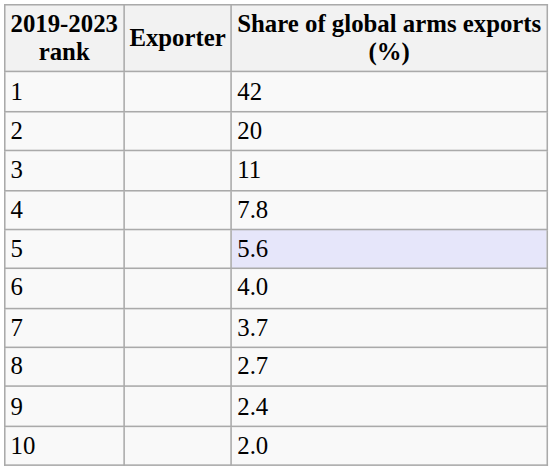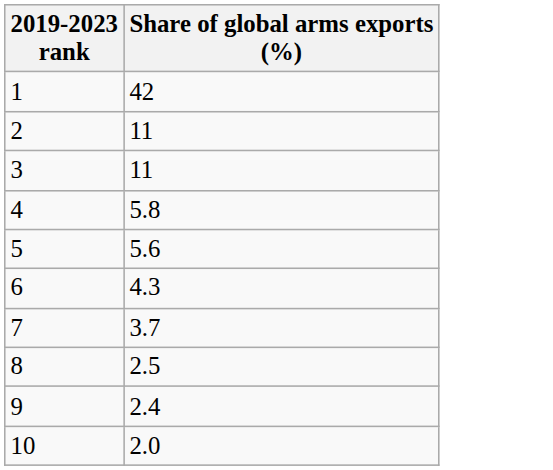- column: (178, 38)
(250, 130) 20 -> (141, 130) 11
(253, 209) 7.8 -> (145, 209) 5.8
(253, 248) lavender background -> (145, 248) no background
(253, 288) 4.0 -> (145, 288) 4.3
(253, 366) 2.7 -> (145, 366) 2.5
